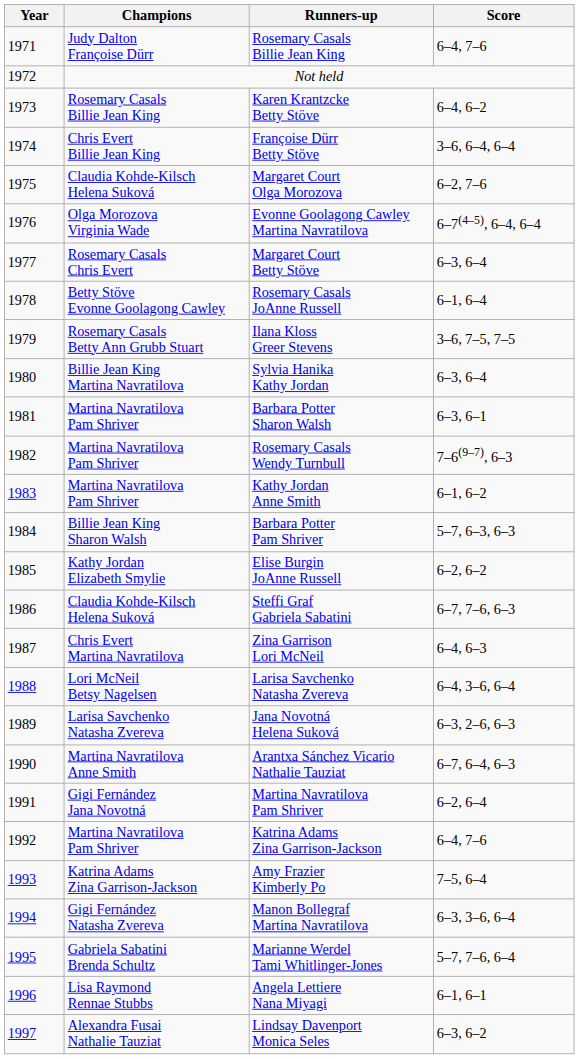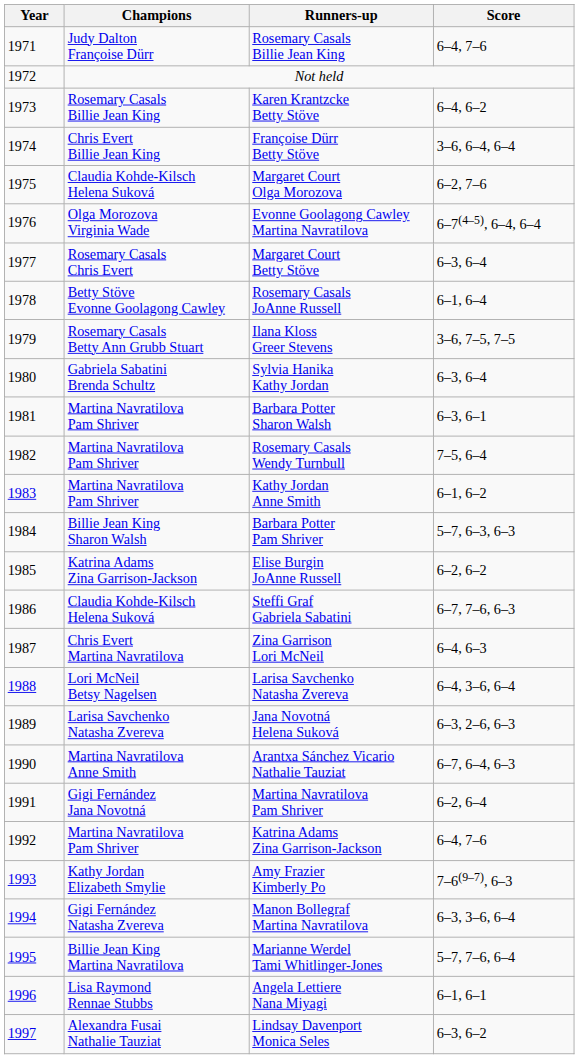(126, 377) Billie Jean King Martina Navratilova -> (117, 377) Gabriela Sabatini Brenda Schultz
(475, 454) 7–6(9–7), 6–3 -> (462, 455) 7–5, 6–4
(117, 570) Kathy Jordan Elizabeth Smylie -> (132, 570) Katrina Adams Zina Garrison-Jackson
(132, 879) Katrina Adams Zina Garrison-Jackson -> (117, 879) Kathy Jordan Elizabeth Smylie
(462, 879) 7–5, 6–4 -> (475, 879) 7–6(9–7), 6–3
(117, 956) Gabriela Sabatini Brenda Schultz -> (126, 956) Billie Jean King Martina Navratilova
